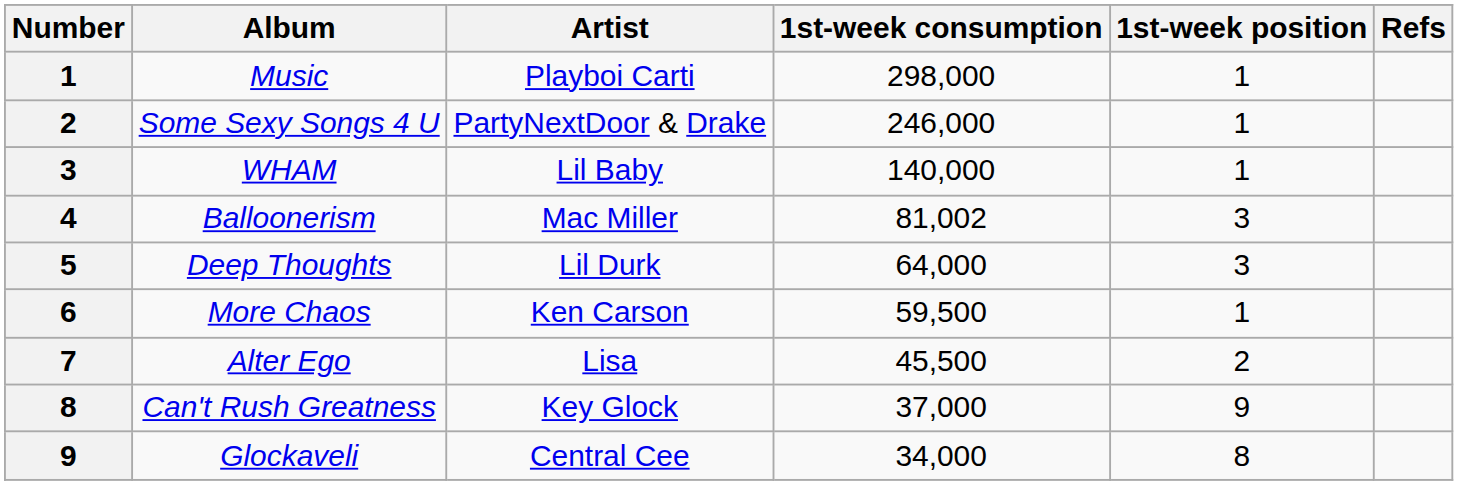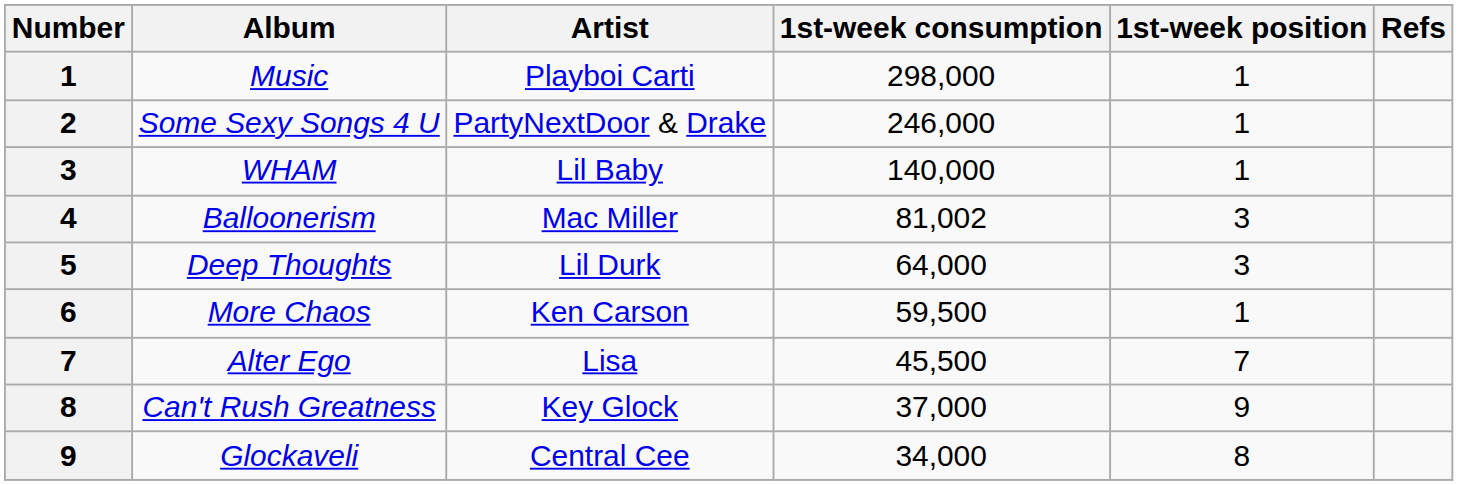(1242, 360) 2 -> (1242, 360) 7
